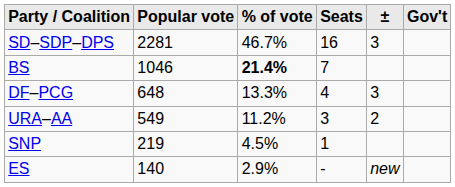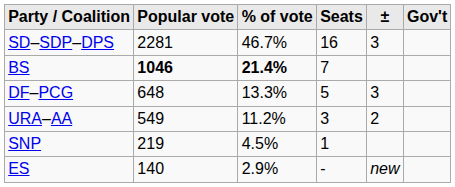(155, 67) normal -> (155, 67) bold
(325, 93) 4 -> (325, 93) 5
